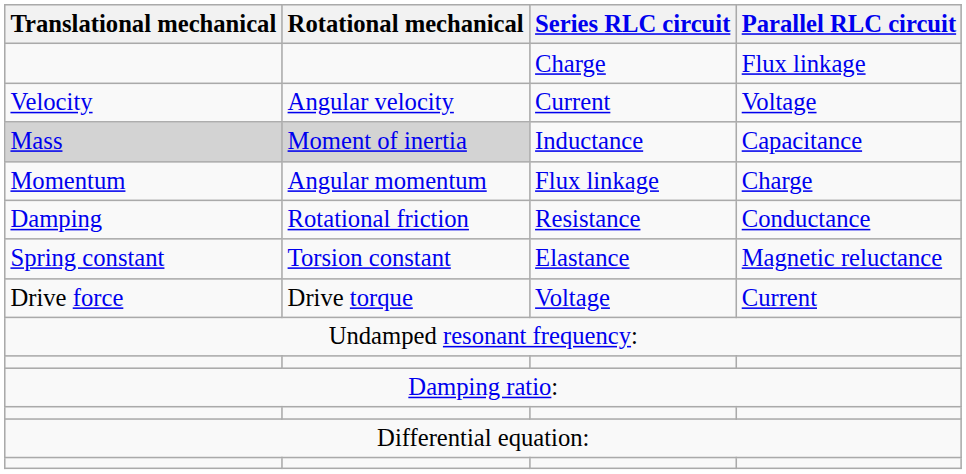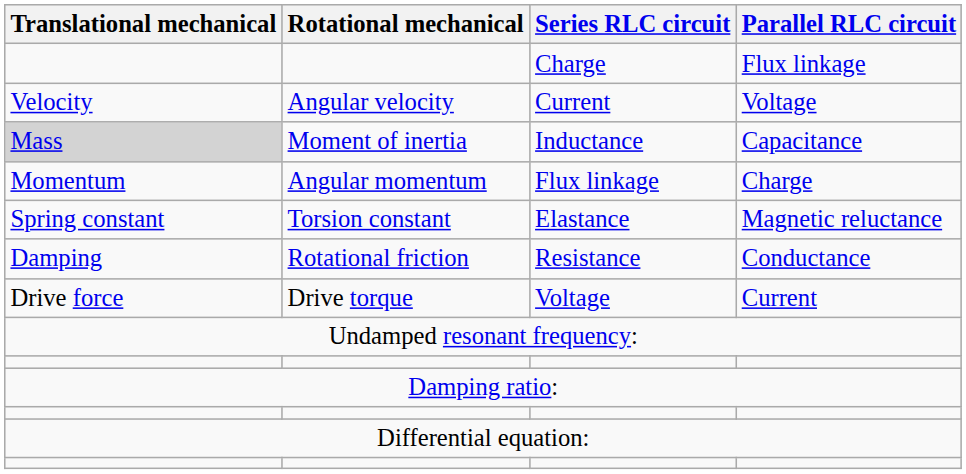(377, 141) lightgrey background -> (377, 141) no background
rows swapped: (582, 258) <-> (588, 219)
